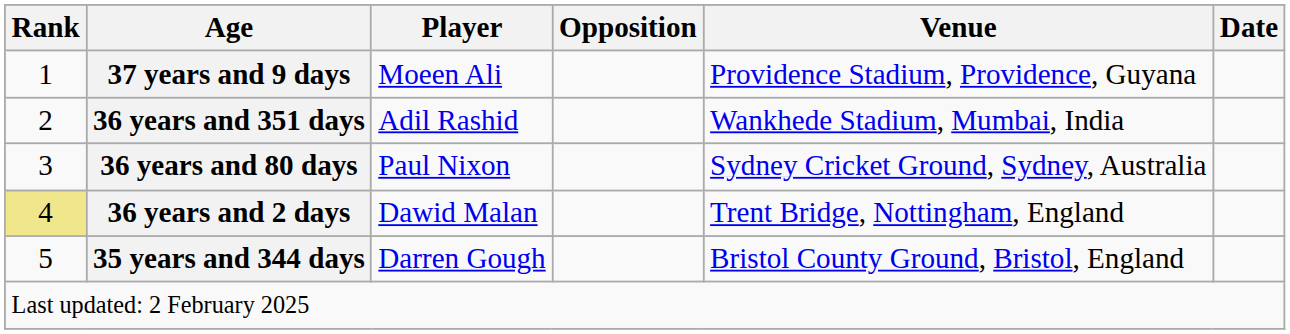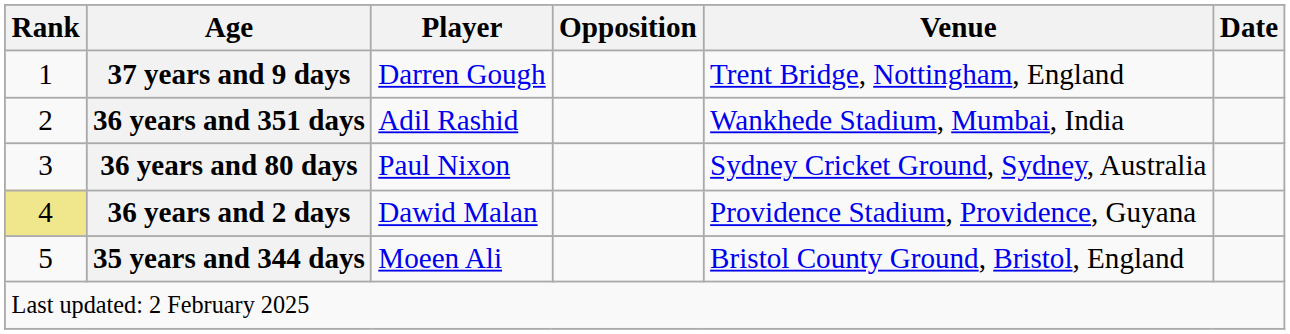(440, 73) Moeen Ali -> (462, 73) Darren Gough
(953, 73) Providence Stadium, Providence, Guyana -> (917, 73) Trent Bridge, Nottingham, England
(917, 212) Trent Bridge, Nottingham, England -> (953, 212) Providence Stadium, Providence, Guyana
(462, 258) Darren Gough -> (440, 258) Moeen Ali
